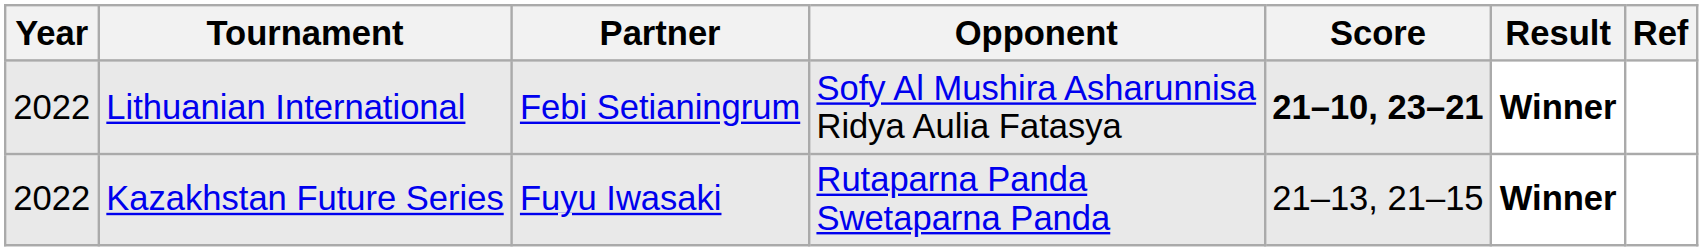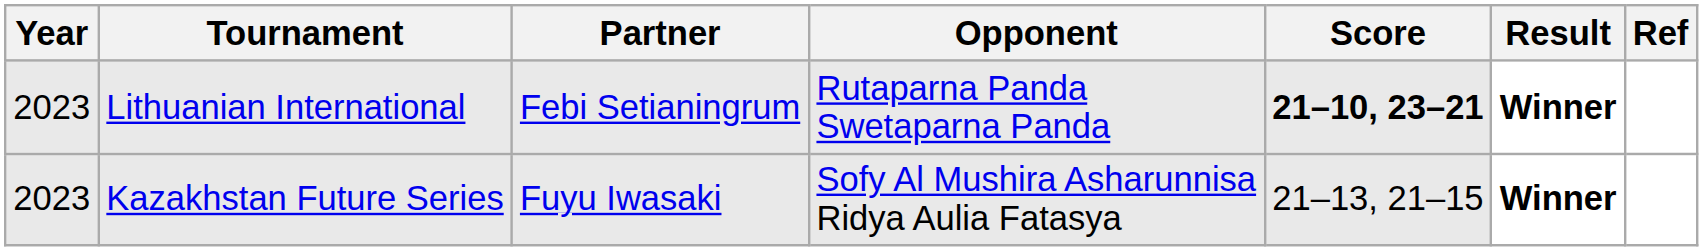(52, 107) 2022 -> (52, 107) 2023
(1036, 107) Sofy Al Mushira Asharunnisa Ridya Aulia Fatasya -> (963, 107) Rutaparna Panda Swetaparna Panda
(52, 200) 2022 -> (52, 200) 2023
(963, 200) Rutaparna Panda Swetaparna Panda -> (1036, 200) Sofy Al Mushira Asharunnisa Ridya Aulia Fatasya
